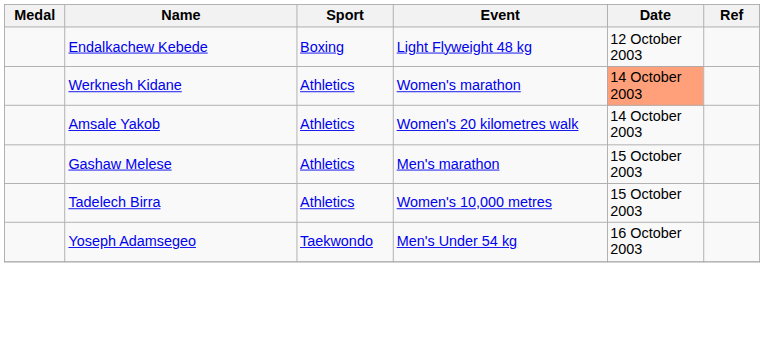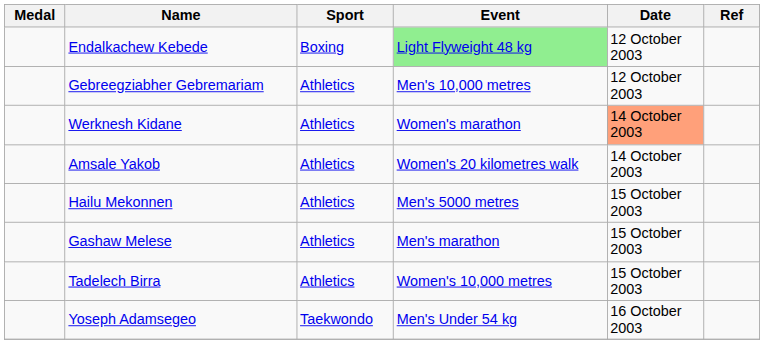(464, 46) no background -> (464, 46) lightgreen background
+ row: (166, 85)
+ row: (120, 203)
